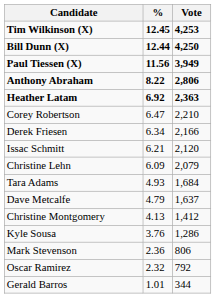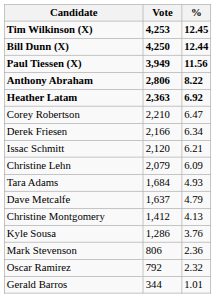columns swapped: (192, 13) <-> (158, 13)
